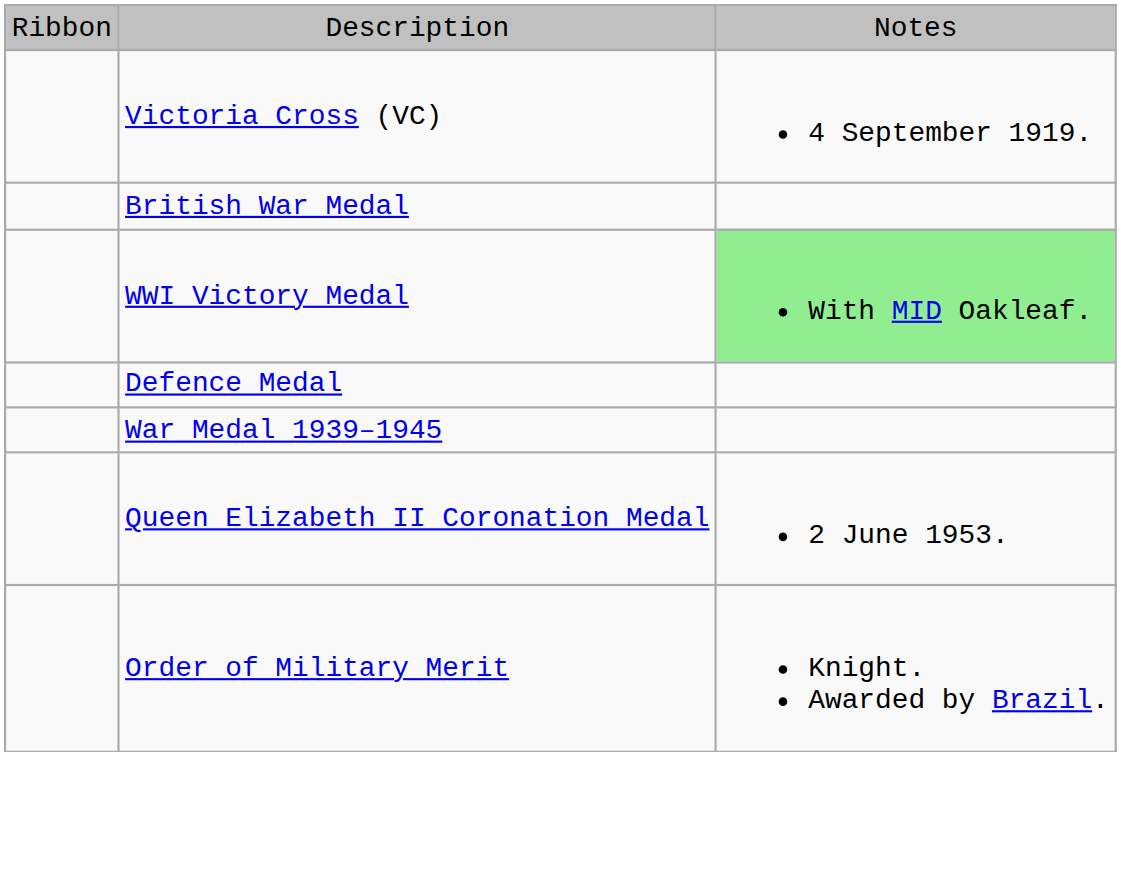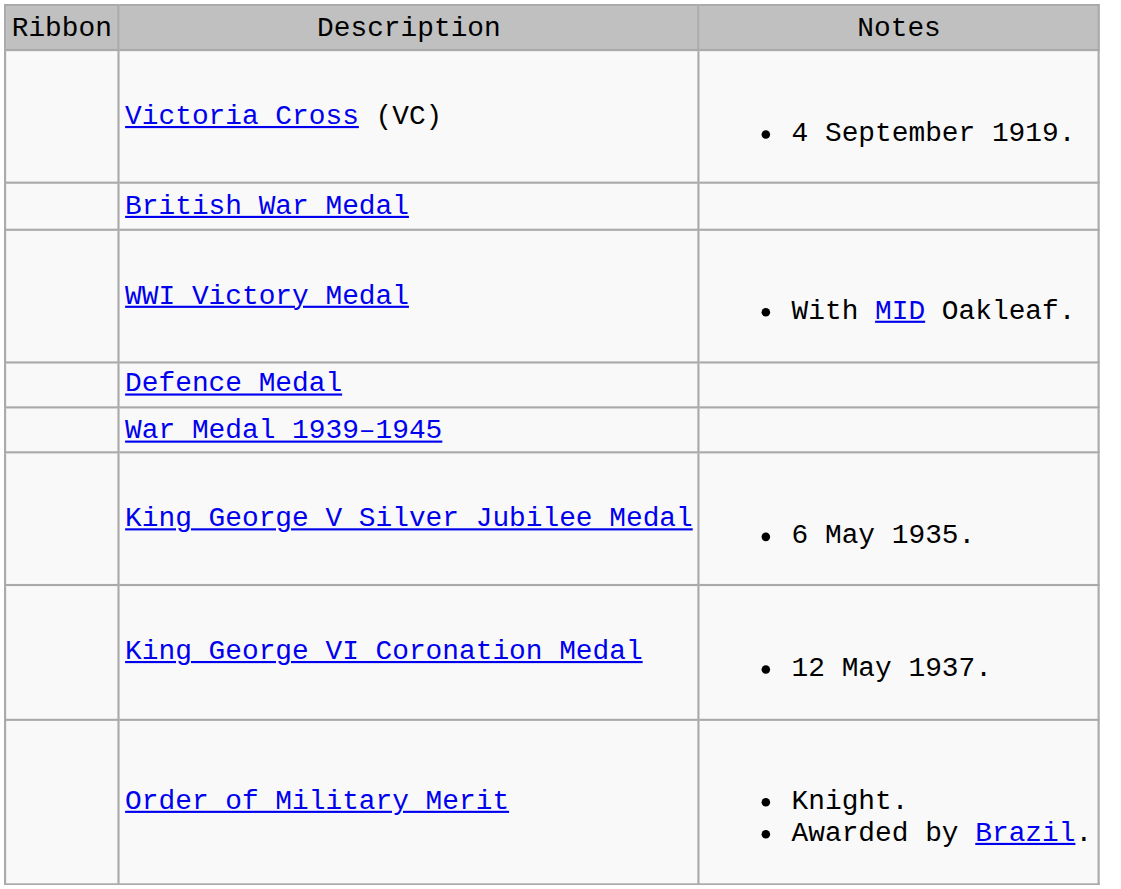(916, 311) lightgreen background -> (899, 311) no background
+ row: (409, 519)
+ row: (384, 652)
- row: (417, 519)
